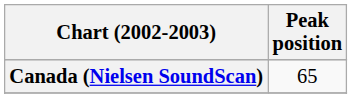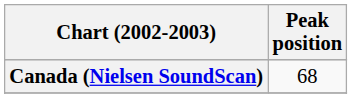(307, 76) 65 -> (307, 76) 68
